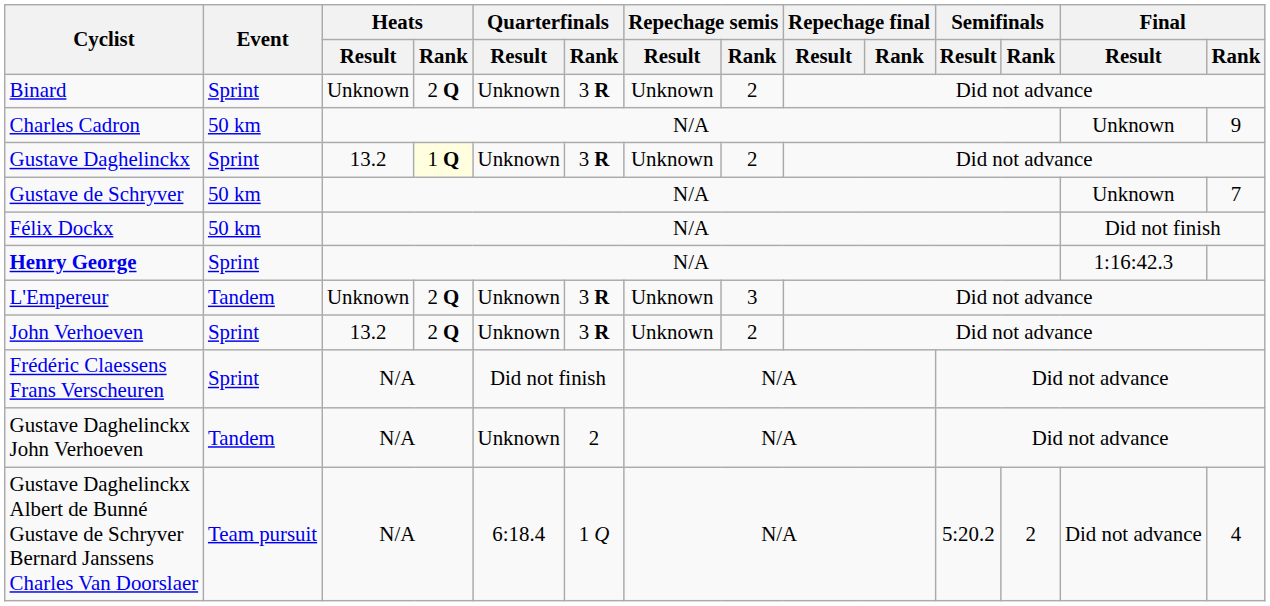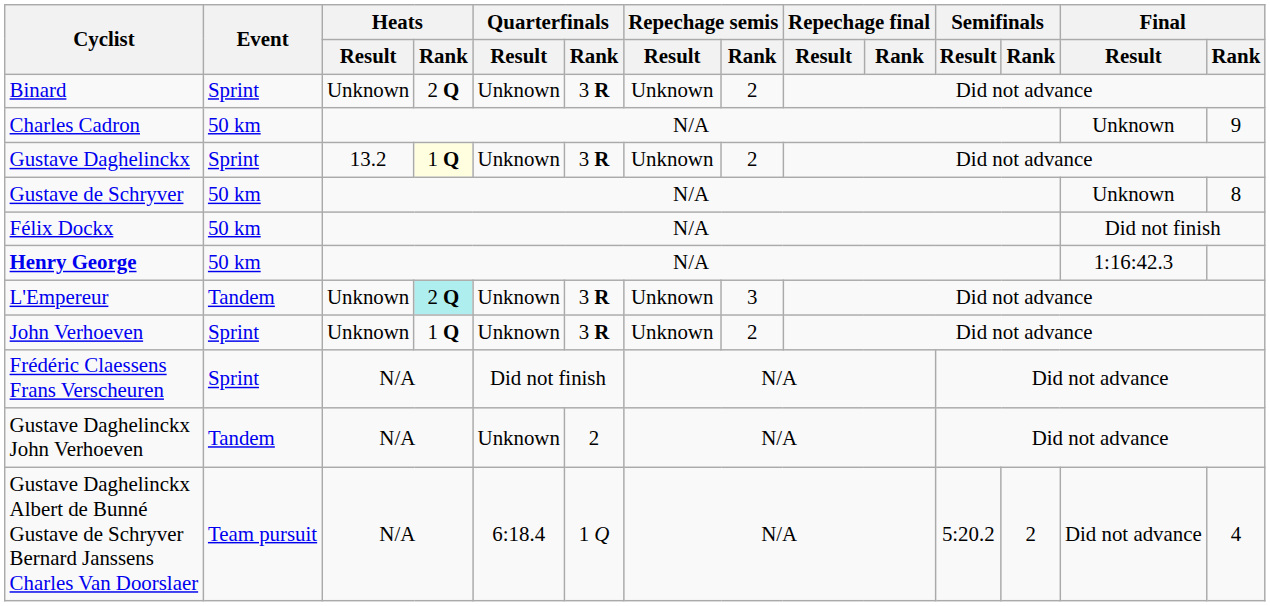(1236, 194) 7 -> (1236, 194) 8
(233, 263) Sprint -> (234, 263) 50 km
(443, 297) no background -> (443, 297) paleturquoise background
(368, 332) 13.2 -> (368, 332) Unknown
(443, 332) 2 Q -> (443, 332) 1 Q
